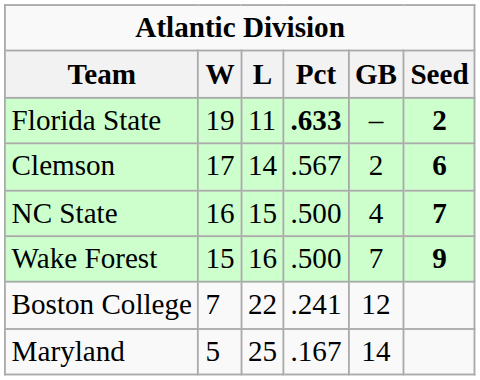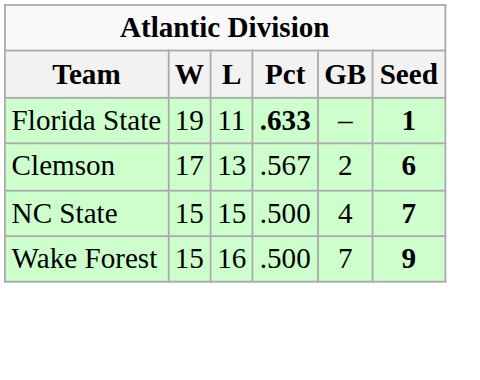(440, 120) 2 -> (409, 120) 1
(263, 166) 14 -> (232, 166) 13
(220, 212) 16 -> (189, 212) 15
- row: (102, 304)
- row: (68, 350)
